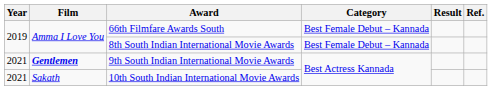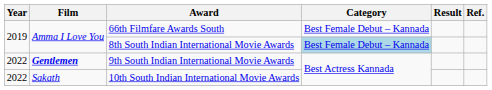(366, 45) no background -> (366, 45) lightblue background
(17, 61) 2021 -> (17, 61) 2022
(17, 77) 2021 -> (17, 77) 2022
